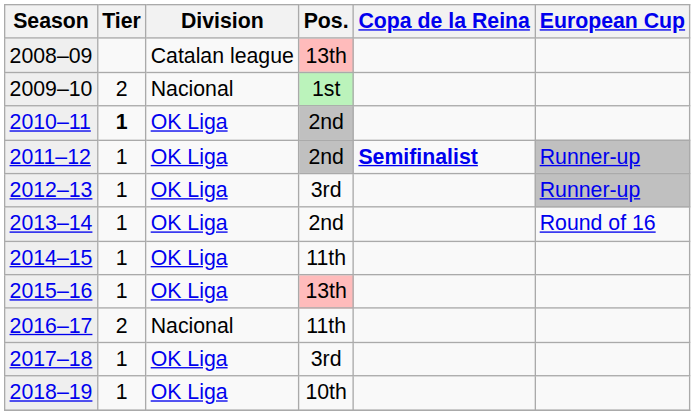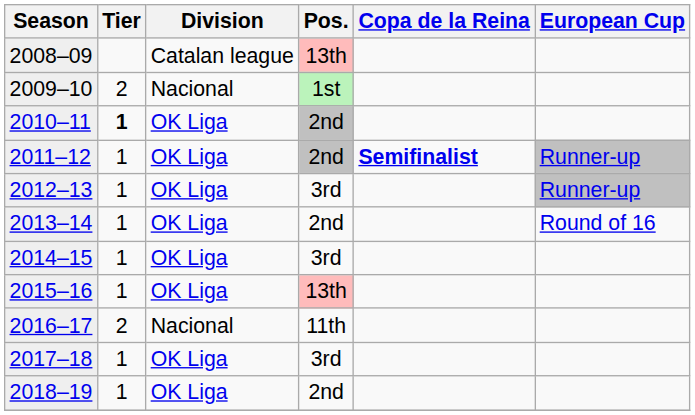(326, 257) 11th -> (326, 257) 3rd
(326, 392) 10th -> (326, 392) 2nd
